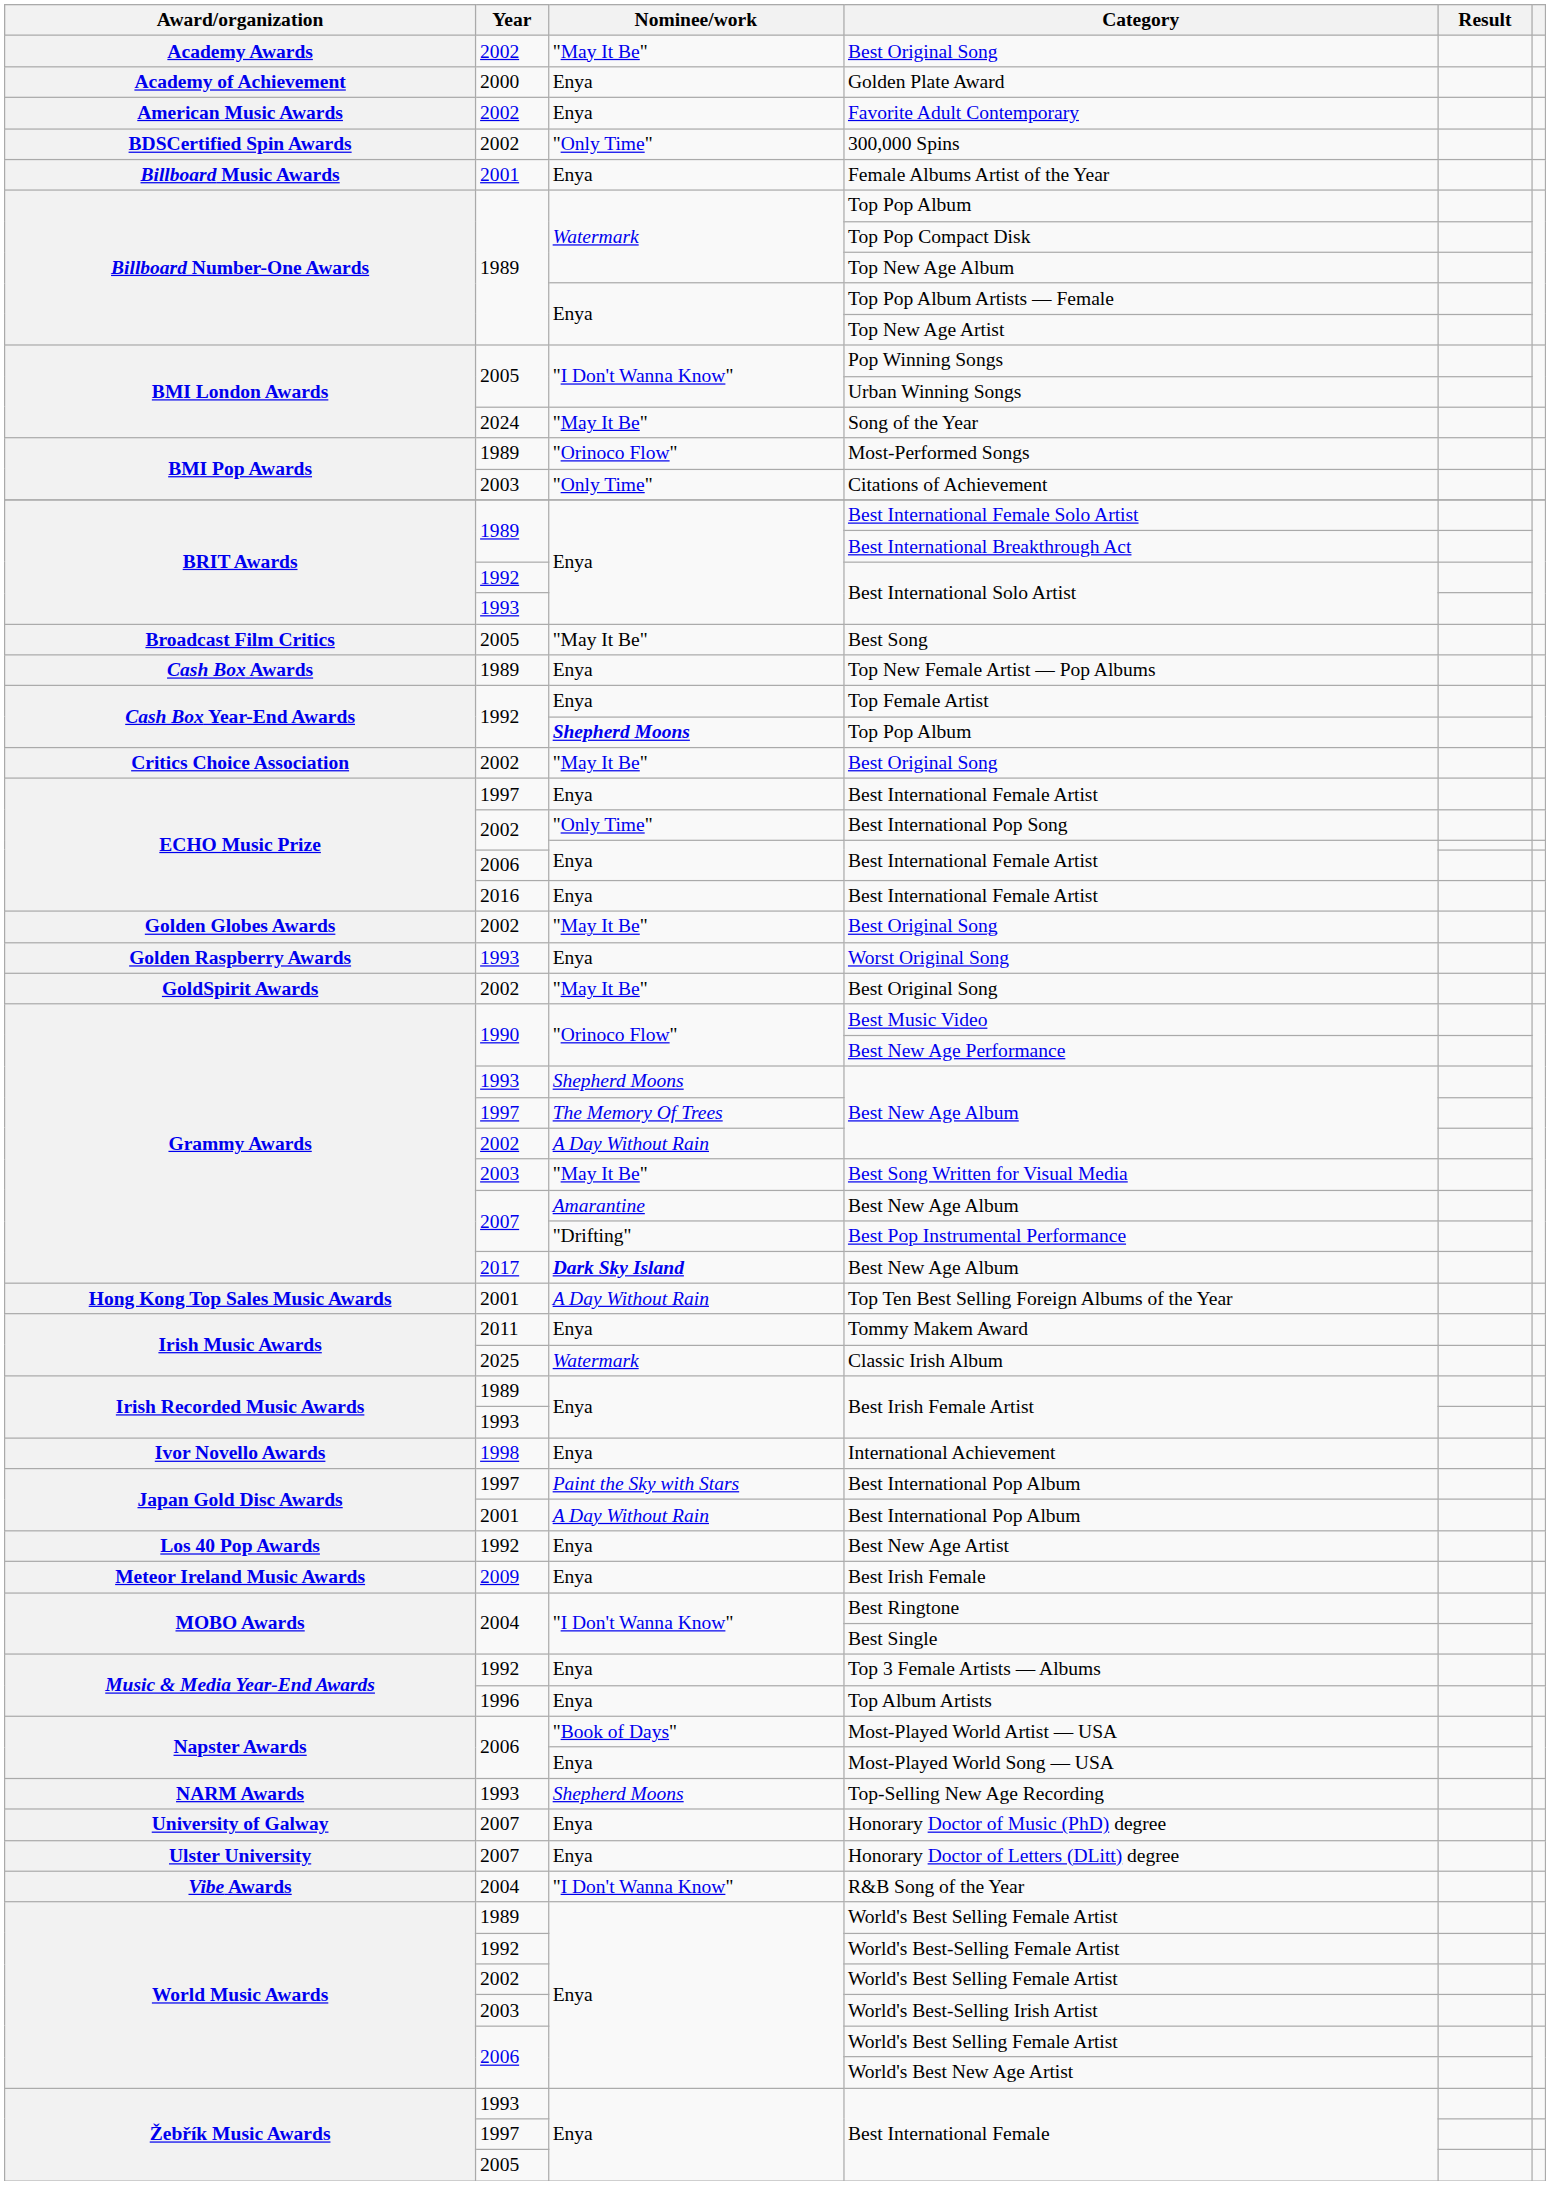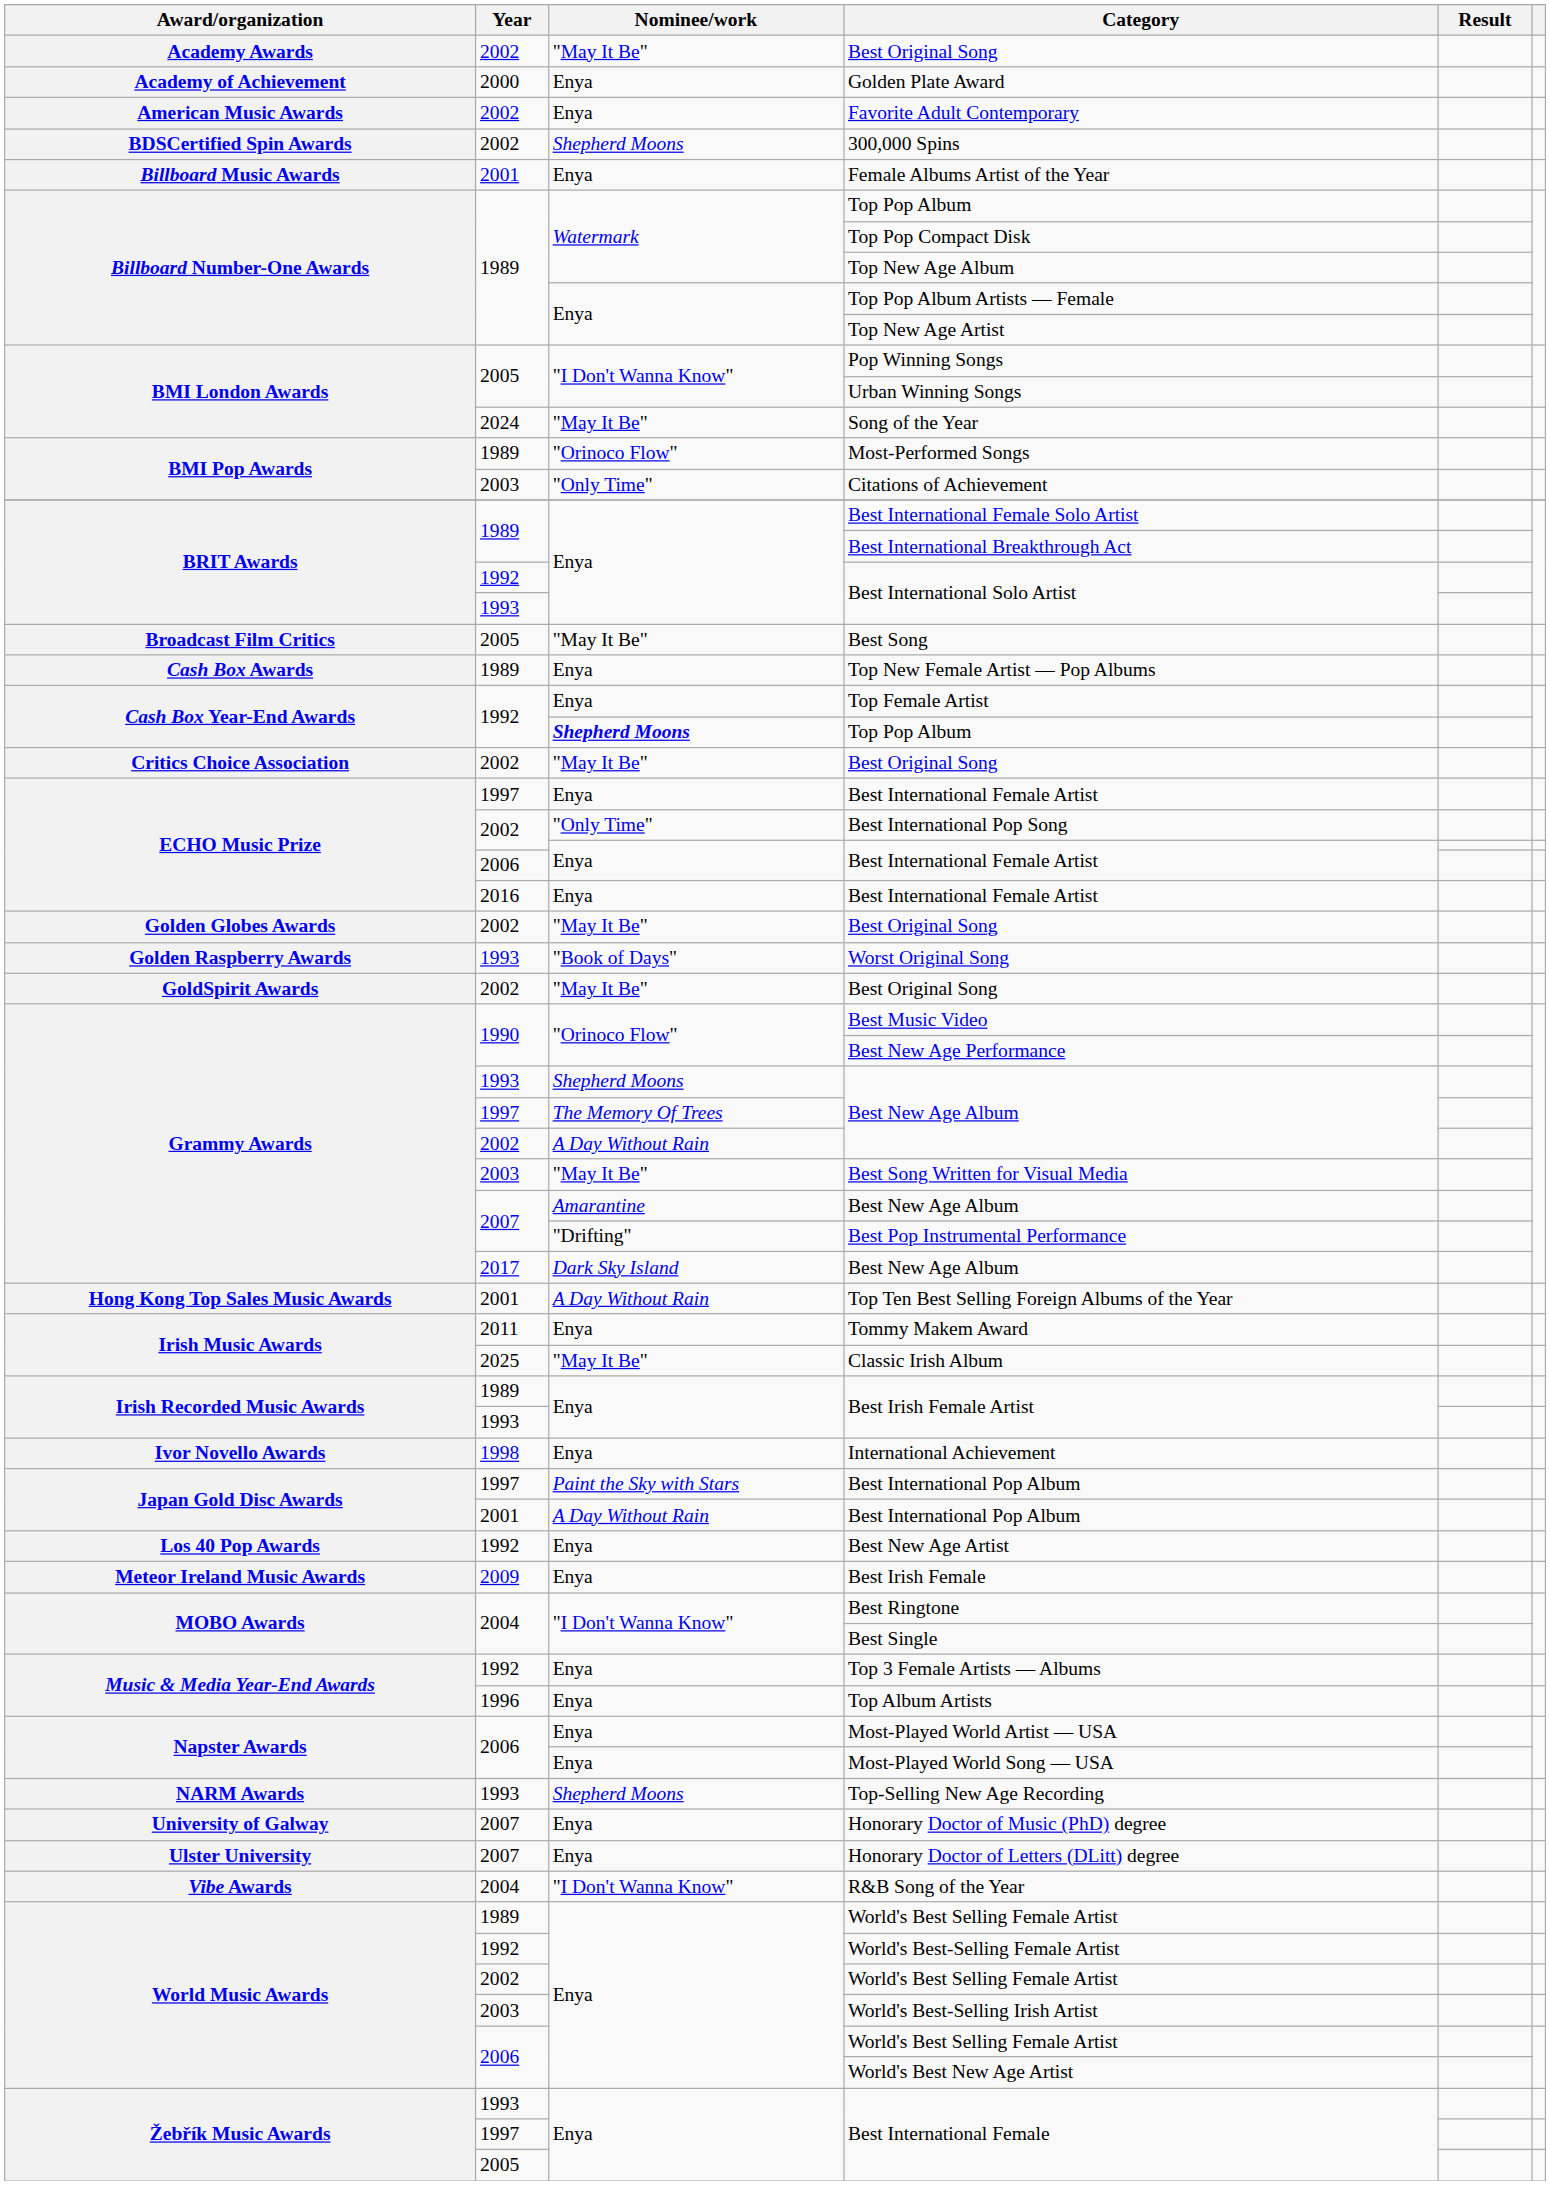(603, 143) "Only Time" -> (618, 143) Shepherd Moons
(573, 957) Enya -> (615, 957) "Book of Days"
(618, 1267) bold -> (616, 1267) normal
(596, 1360) Watermark -> (600, 1360) "May It Be"
(615, 1731) "Book of Days" -> (573, 1731) Enya
